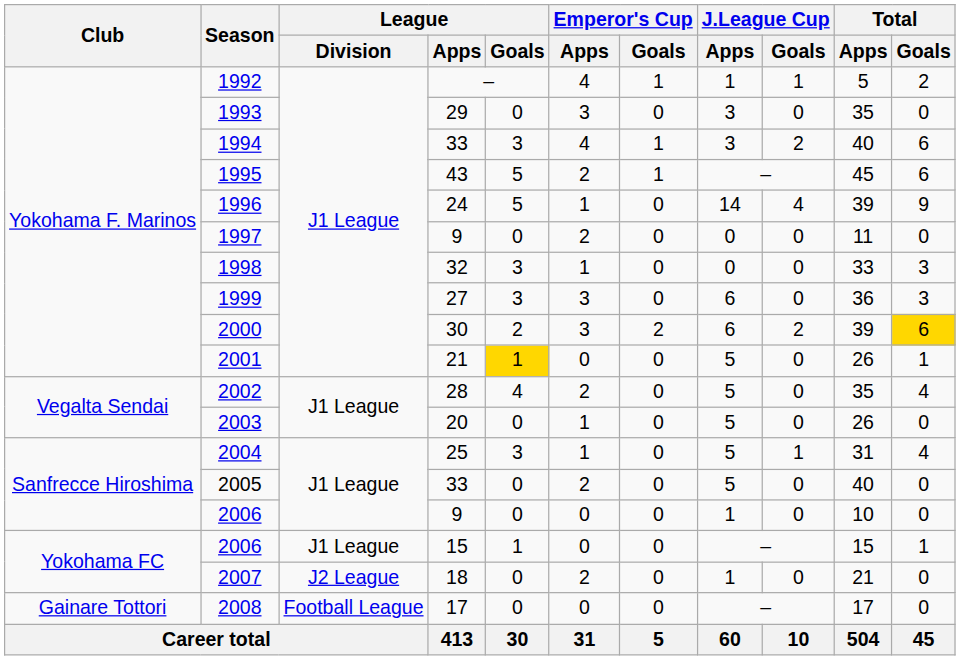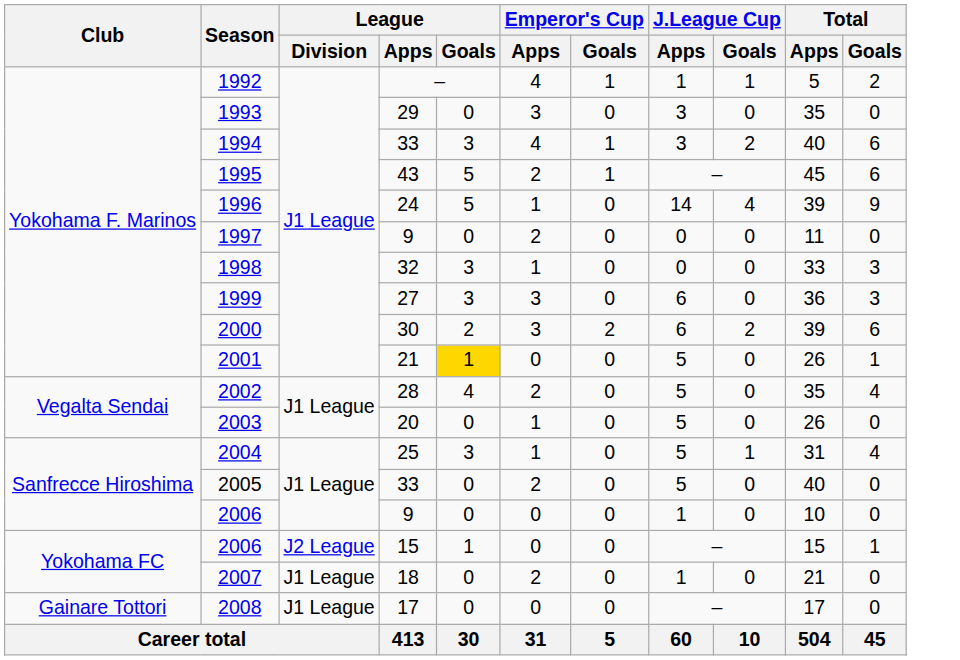(924, 329) gold background -> (875, 329) no background
(354, 546) J1 League -> (329, 546) J2 League
(354, 577) J2 League -> (329, 577) J1 League
(354, 608) Football League -> (329, 608) J1 League
